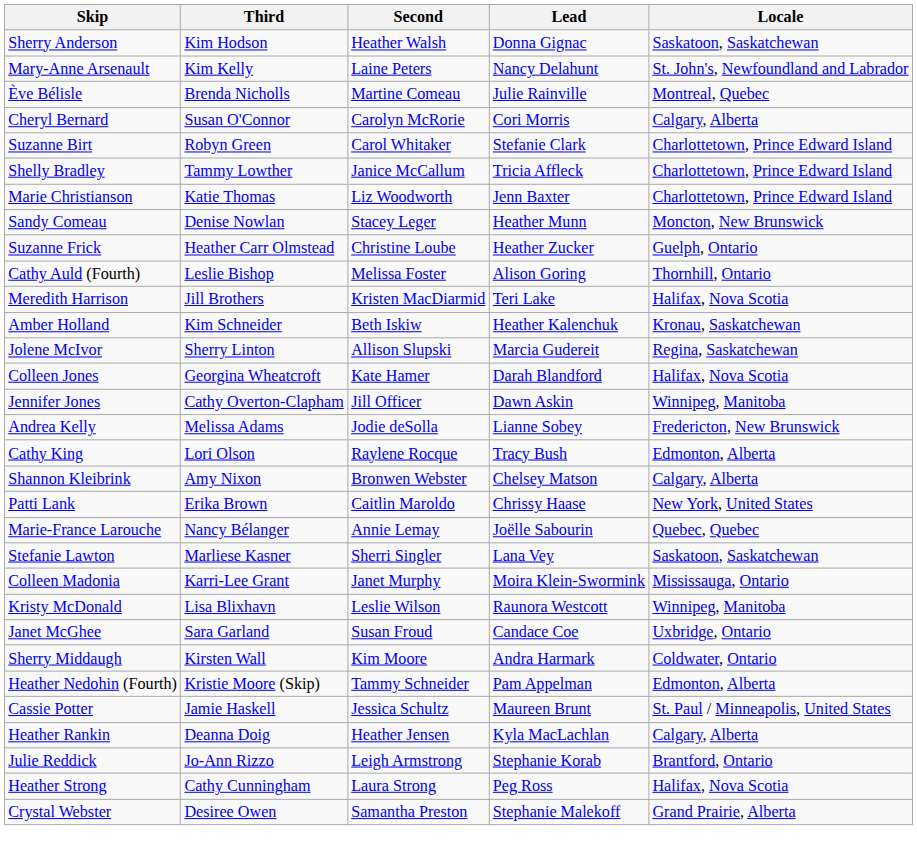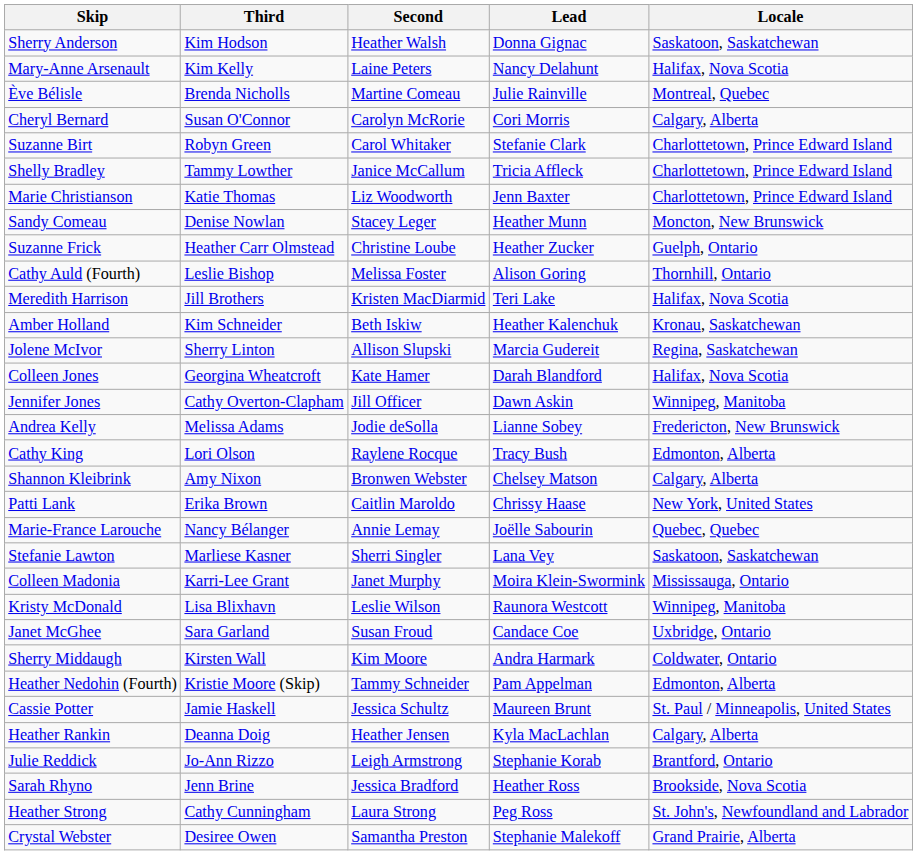(780, 68) St. John's, Newfoundland and Labrador -> (720, 68) Halifax, Nova Scotia
+ row: (50, 786)
(720, 786) Halifax, Nova Scotia -> (780, 811) St. John's, Newfoundland and Labrador
